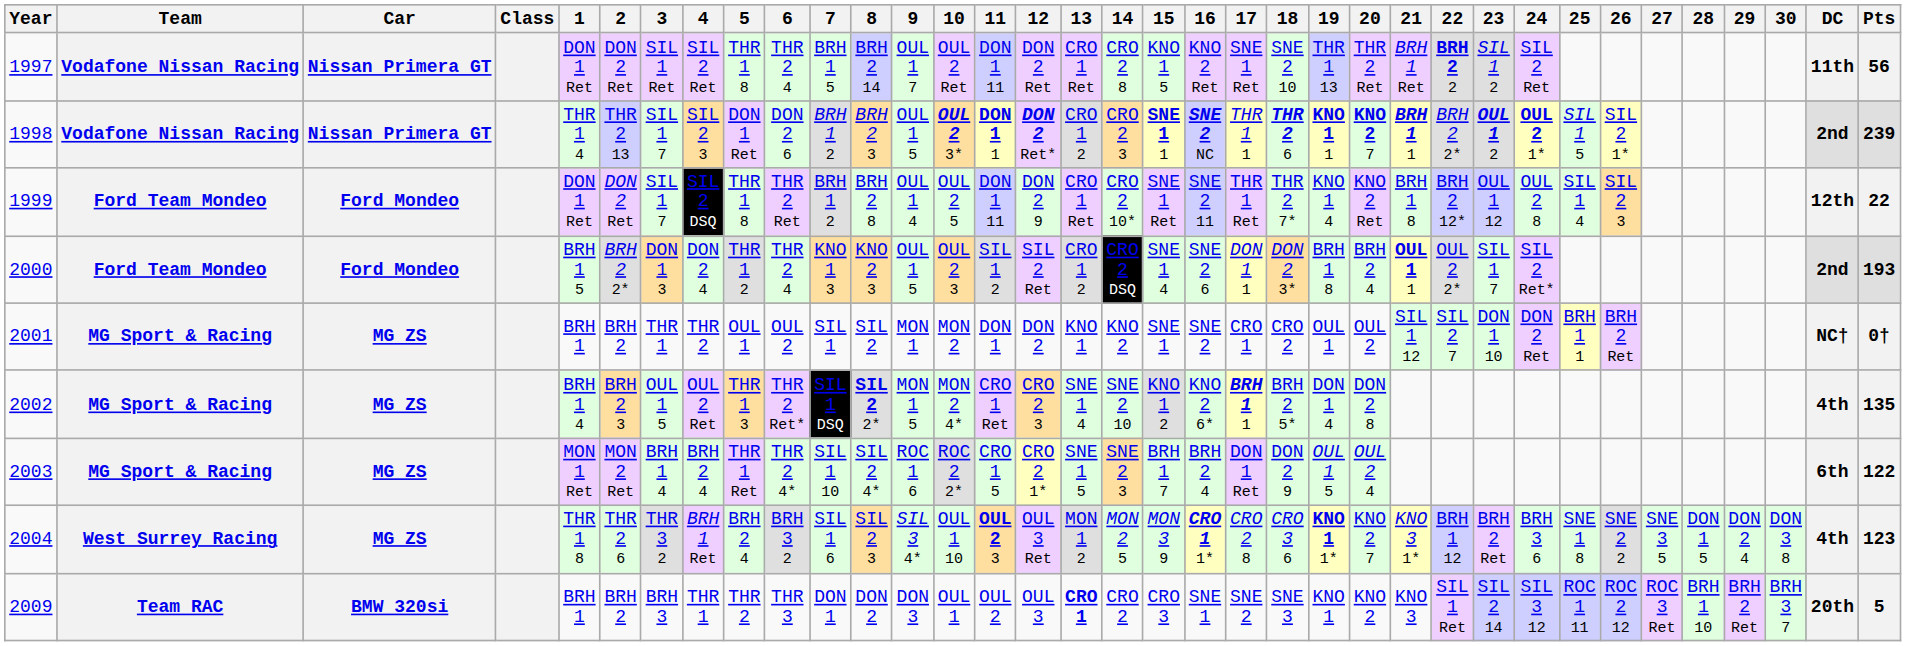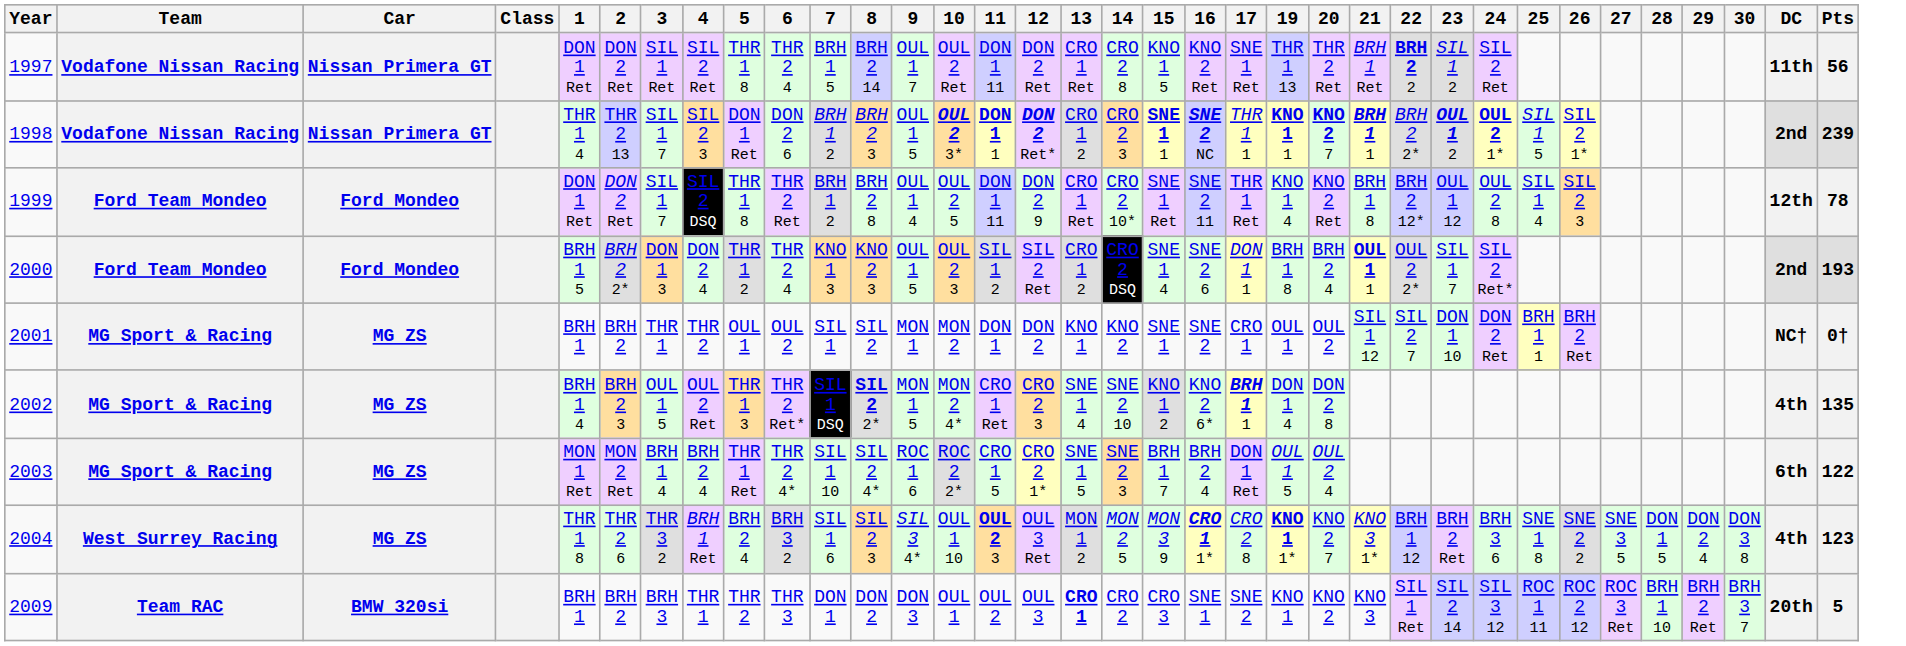- column: (1287, 19)
(1879, 202) 22 -> (1838, 202) 78
